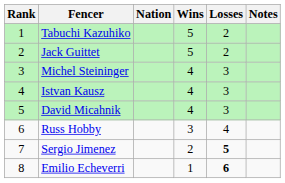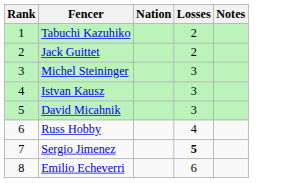- column: (190, 14)
(226, 168) bold -> (194, 168) normal
